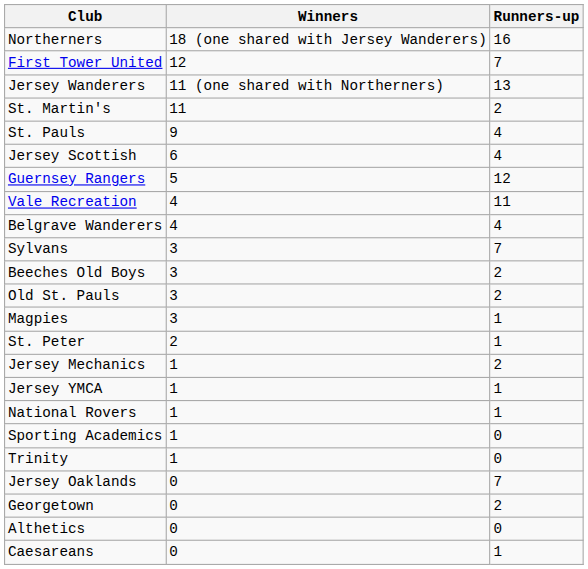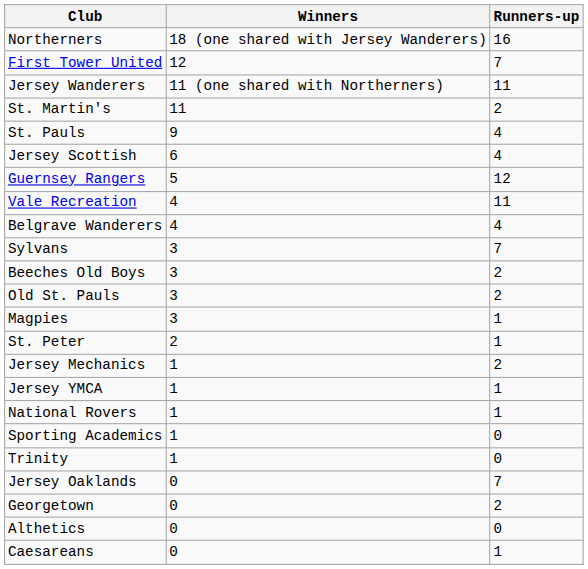(502, 86) 13 -> (502, 86) 11
